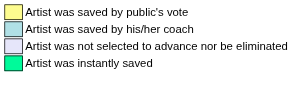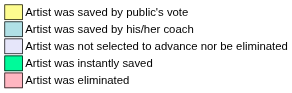+ row: (77, 80)
